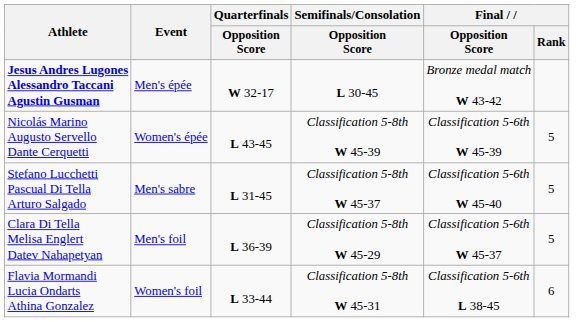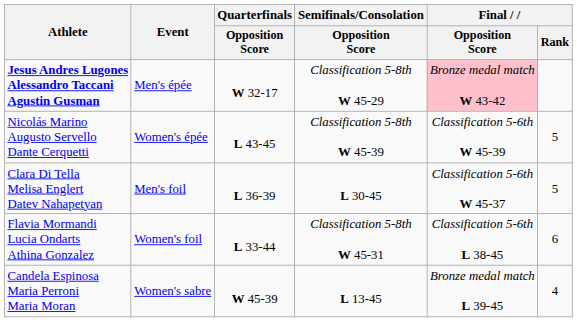(357, 93) L 30-45 -> (361, 85) Classification 5-8th W 45-29
(479, 85) no background -> (482, 85) pink background
- row: (53, 188)
(357, 240) Classification 5-8th W 45-29 -> (361, 196) L 30-45
+ row: (53, 291)
